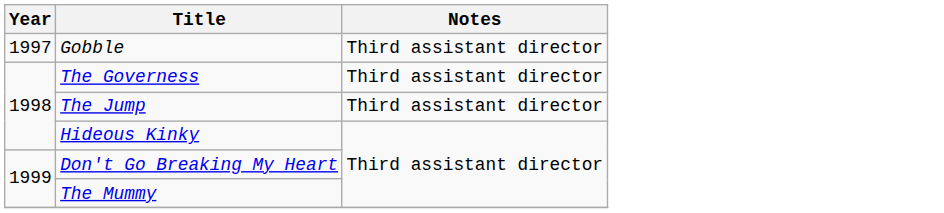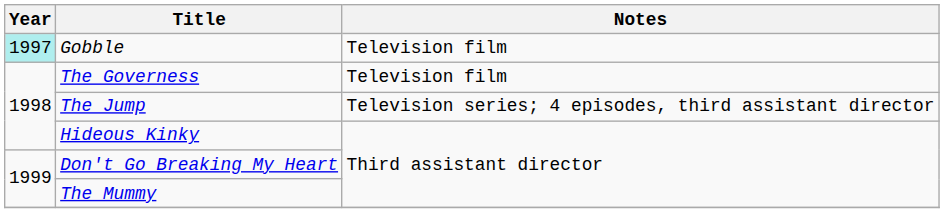(30, 48) no background -> (30, 48) paleturquoise background
(475, 48) Third assistant director -> (427, 48) Television film
(475, 77) Third assistant director -> (427, 77) Television film
(475, 106) Third assistant director -> (640, 106) Television series; 4 episodes, third assistant director
